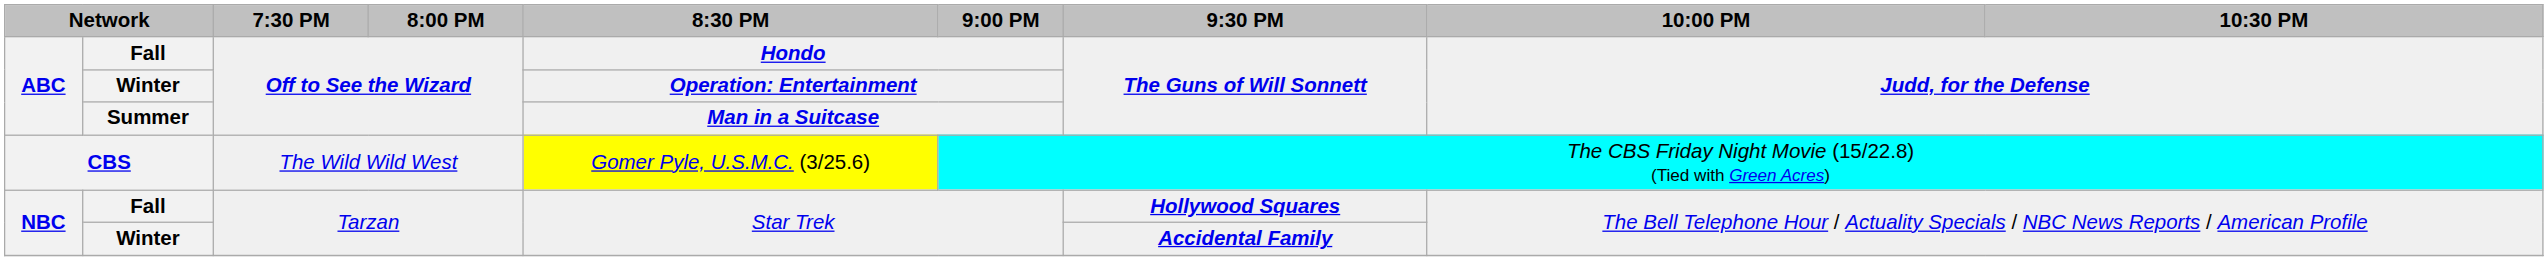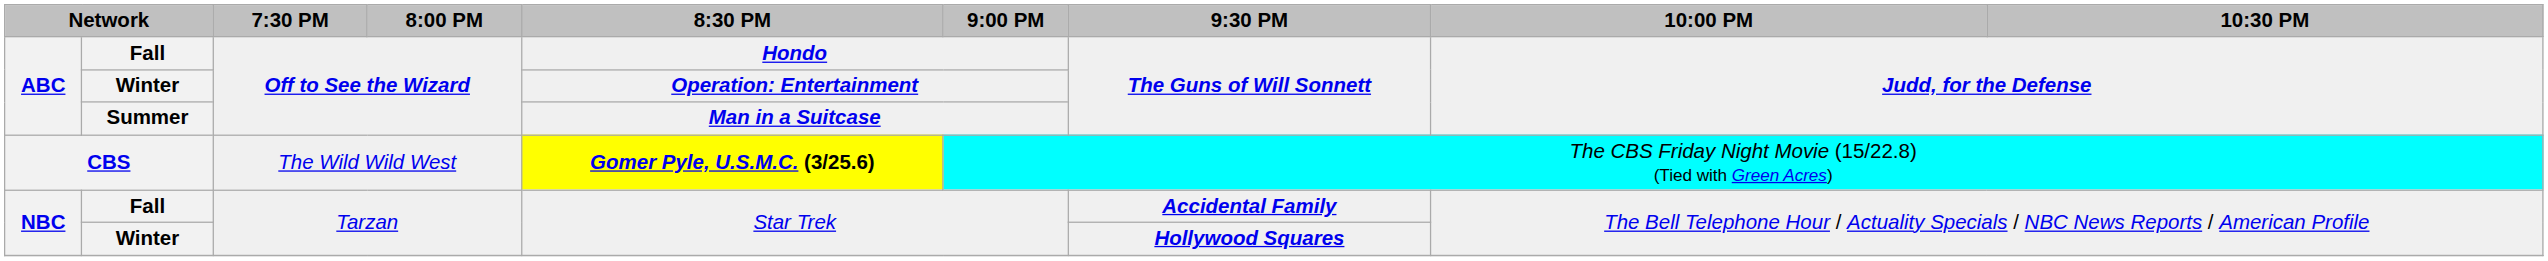(731, 162) normal -> (732, 162) bold
(1245, 206) Hollywood Squares -> (1249, 206) Accidental Family
(1245, 238) Accidental Family -> (1249, 238) Hollywood Squares
